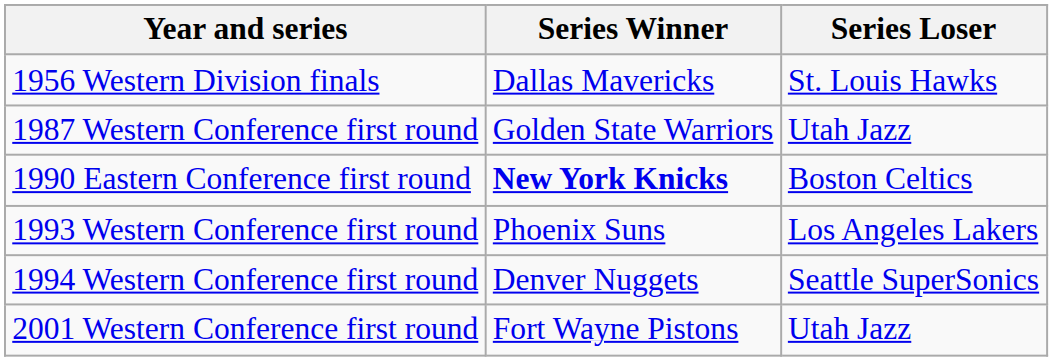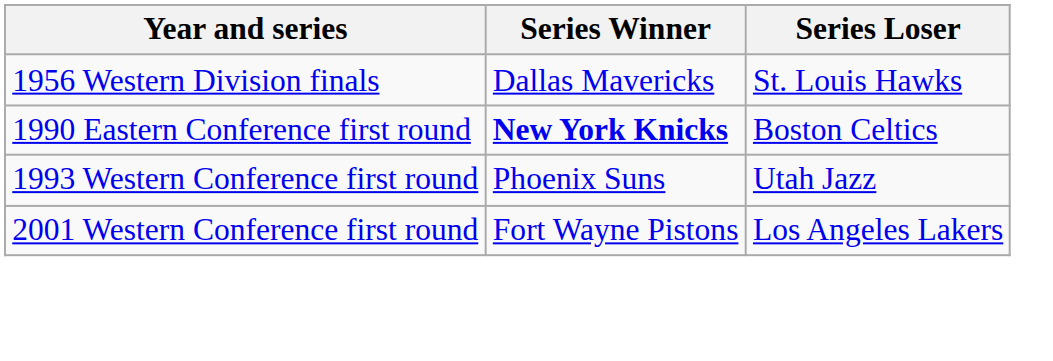- row: (245, 129)
(913, 229) Los Angeles Lakers -> (815, 179) Utah Jazz
- row: (245, 279)
(850, 329) Utah Jazz -> (878, 229) Los Angeles Lakers
